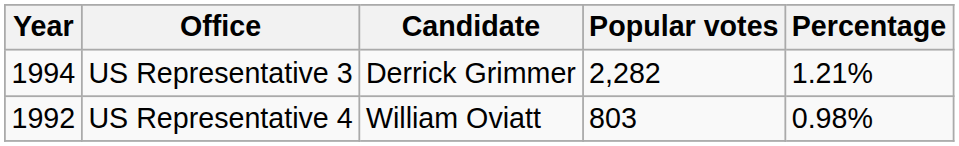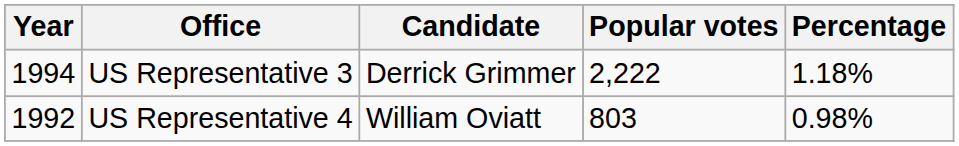(625, 72) 2,282 -> (625, 72) 2,222
(832, 72) 1.21% -> (832, 72) 1.18%
